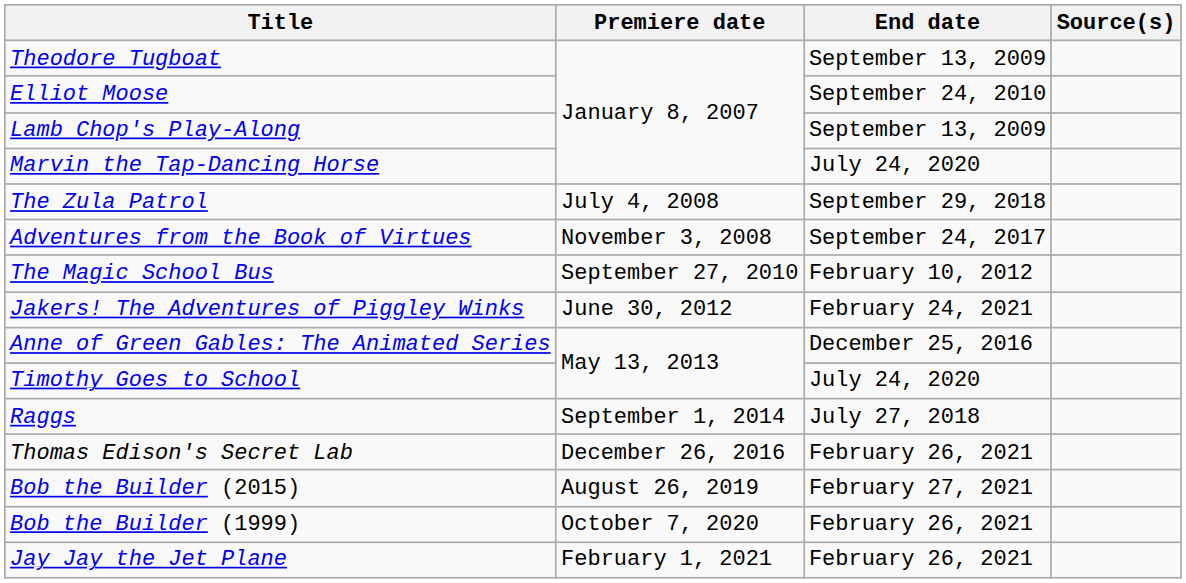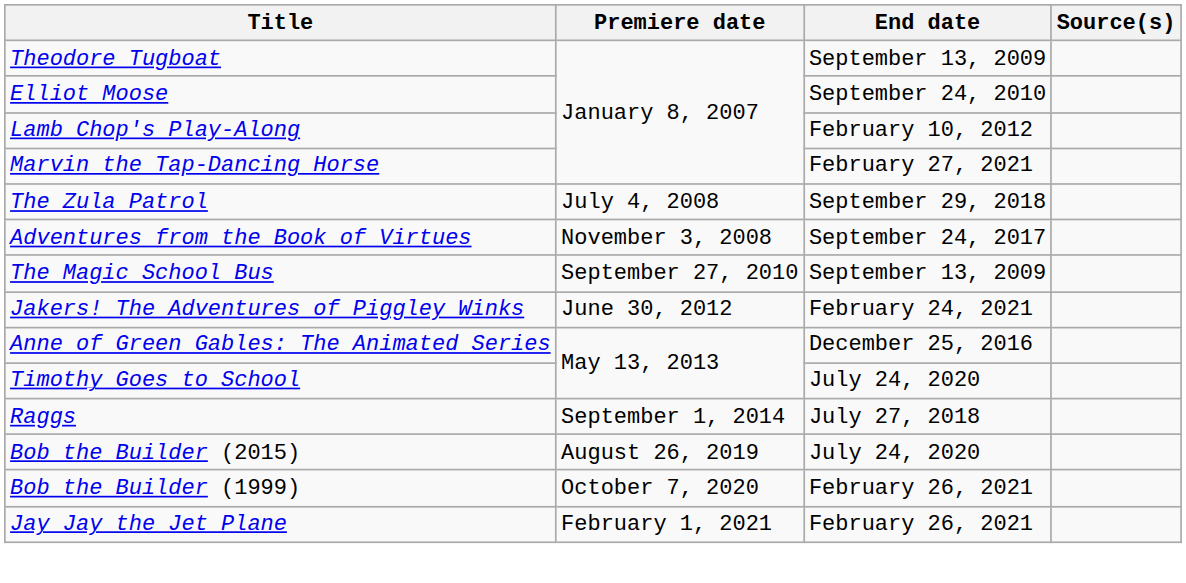(928, 130) September 13, 2009 -> (921, 130) February 10, 2012
(895, 166) July 24, 2020 -> (921, 166) February 27, 2021
(921, 273) February 10, 2012 -> (928, 273) September 13, 2009
- row: (181, 452)
(921, 488) February 27, 2021 -> (895, 452) July 24, 2020
